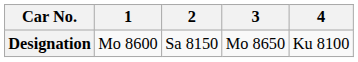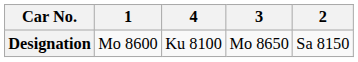columns swapped: (192, 17) <-> (321, 17)
